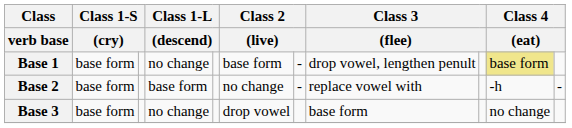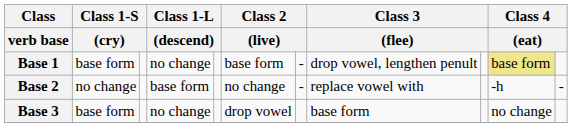(105, 87) base form -> (106, 87) no change
